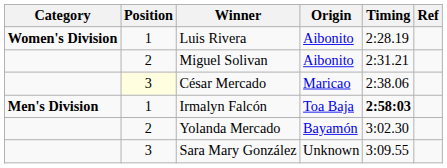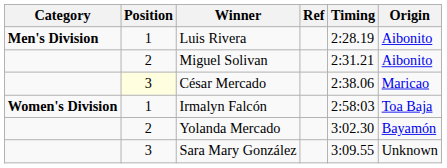columns swapped: (331, 15) <-> (428, 15)
(63, 38) Women's Division -> (53, 38) Men's Division
(53, 106) Men's Division -> (63, 106) Women's Division
(388, 106) bold -> (353, 106) normal
